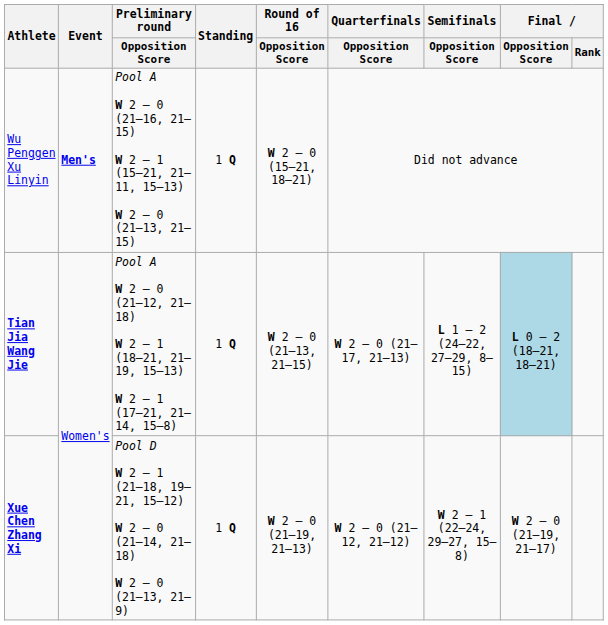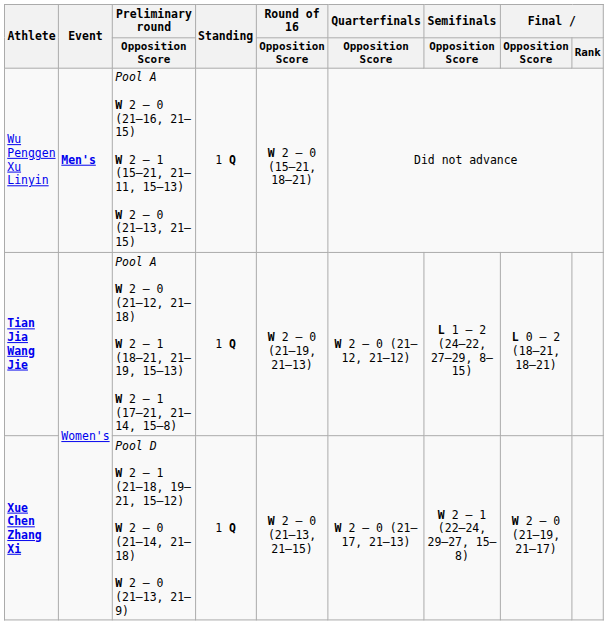(292, 351) W 2 – 0 (21–13, 21–15) -> (292, 351) W 2 – 0 (21–19, 21–13)
(376, 351) W 2 – 0 (21–17, 21–13) -> (376, 351) W 2 – 0 (21–12, 21–12)
(536, 351) lightblue background -> (536, 351) no background
(292, 535) W 2 – 0 (21–19, 21–13) -> (292, 535) W 2 – 0 (21–13, 21–15)
(376, 535) W 2 – 0 (21–12, 21–12) -> (376, 535) W 2 – 0 (21–17, 21–13)
